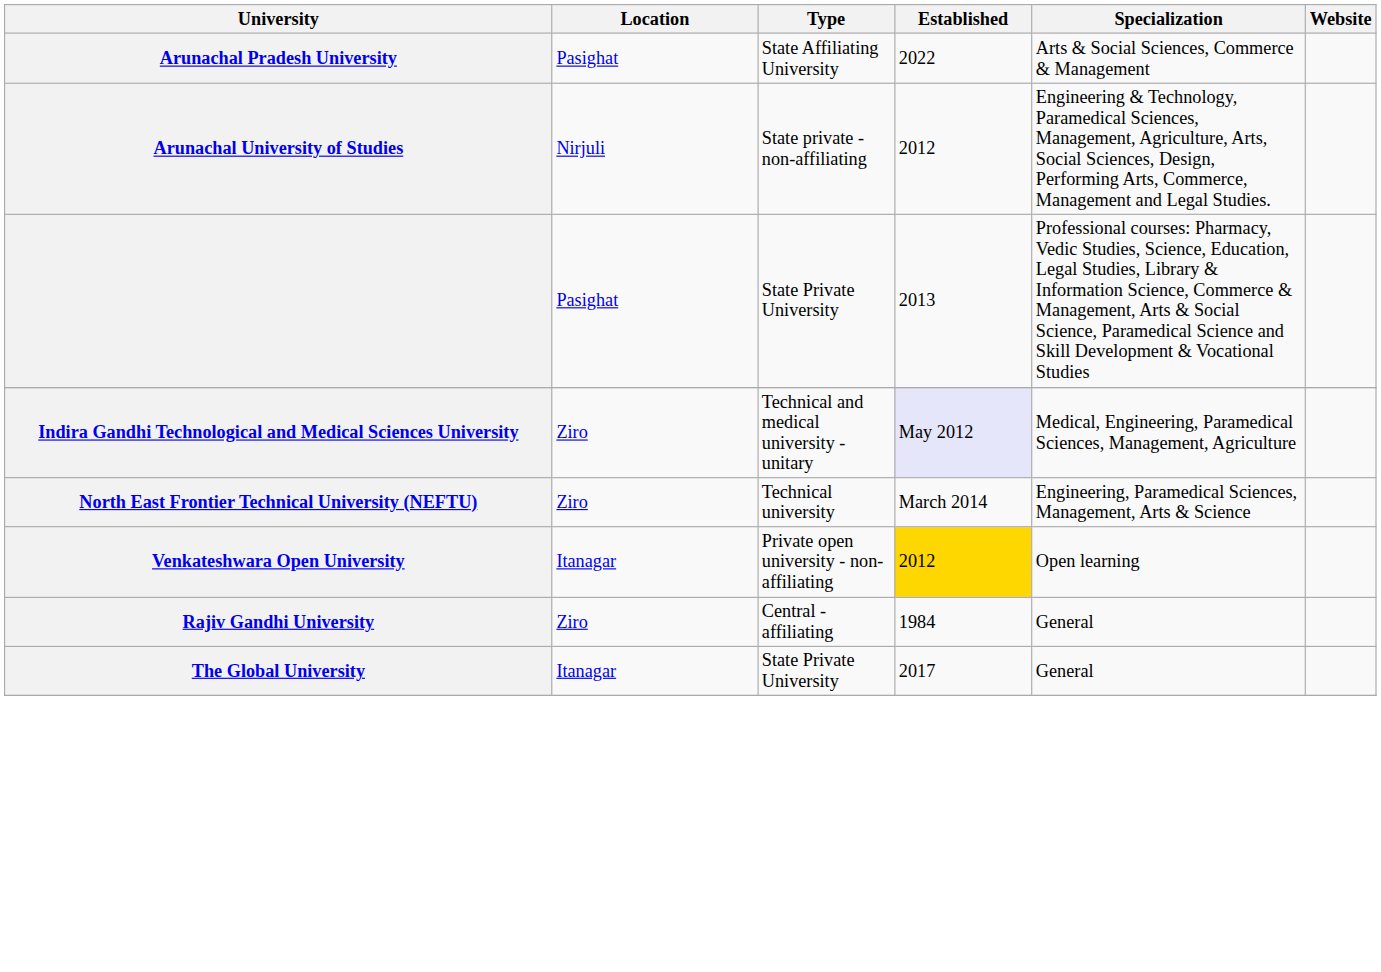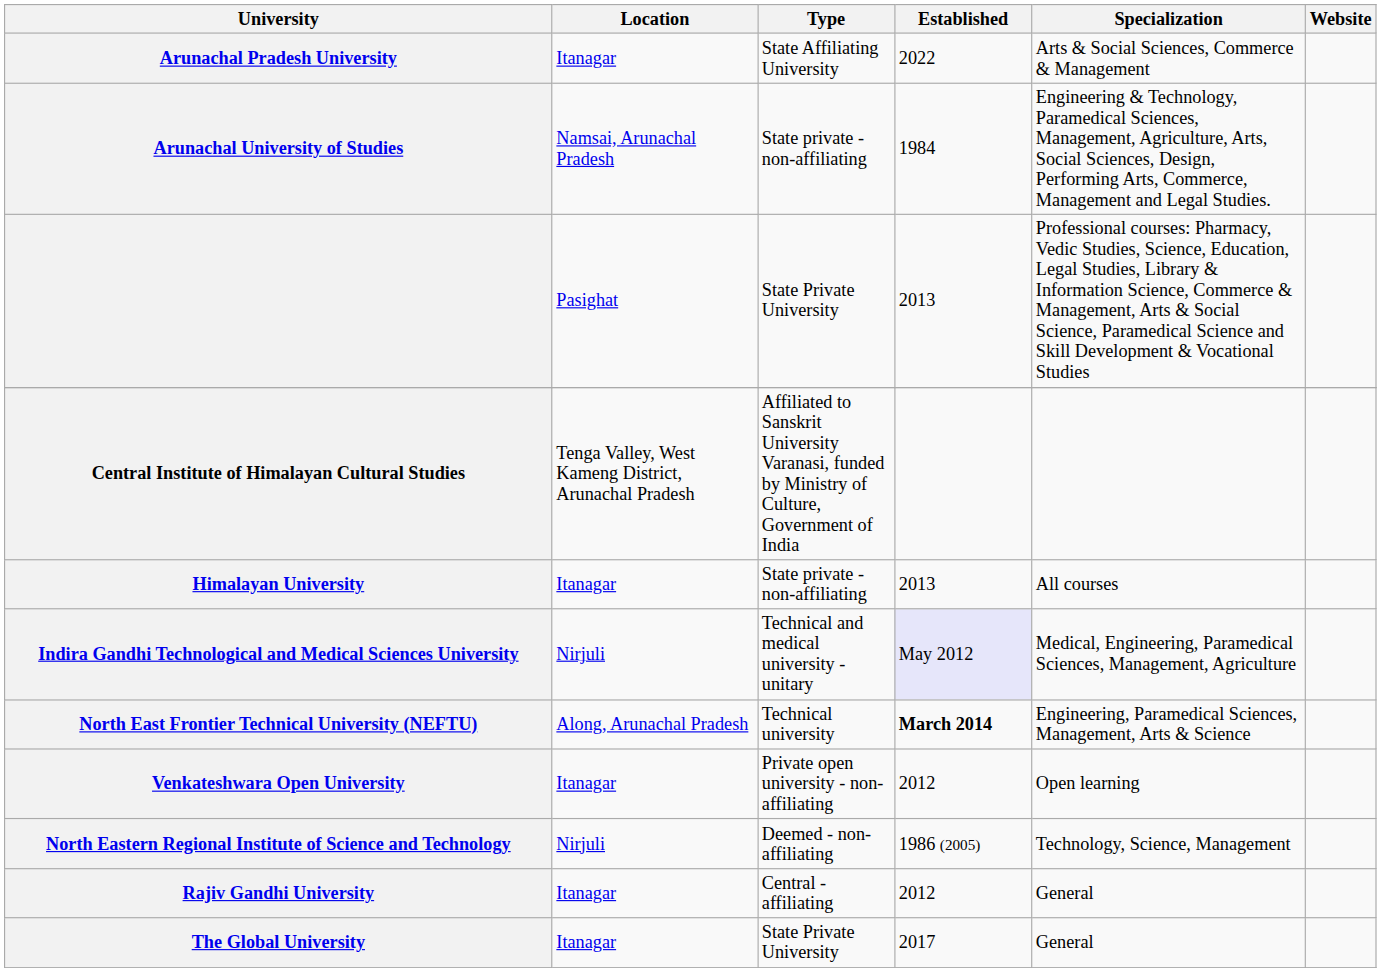(587, 58) Pasighat -> (586, 58) Itanagar
(581, 148) Nirjuli -> (626, 148) Namsai, Arunachal Pradesh
(917, 148) 2012 -> (917, 148) 1984
+ row: (278, 473)
+ row: (278, 584)
(572, 432) Ziro -> (581, 654) Nirjuli
(572, 502) Ziro -> (652, 724) Along, Arunachal Pradesh
(943, 502) normal -> (946, 724) bold
(917, 561) gold background -> (917, 783) no background
+ row: (278, 843)
(572, 621) Ziro -> (586, 893) Itanagar
(917, 621) 1984 -> (917, 893) 2012
